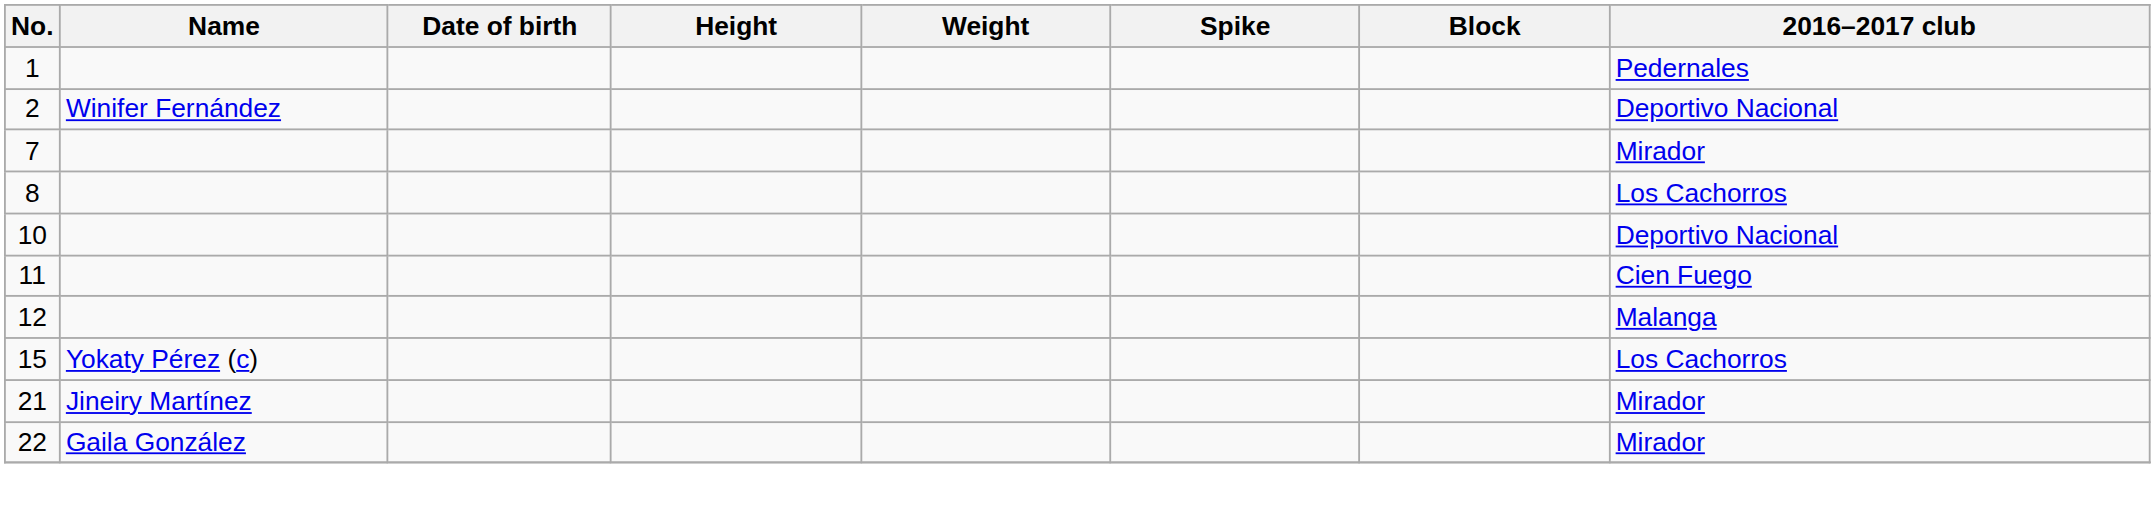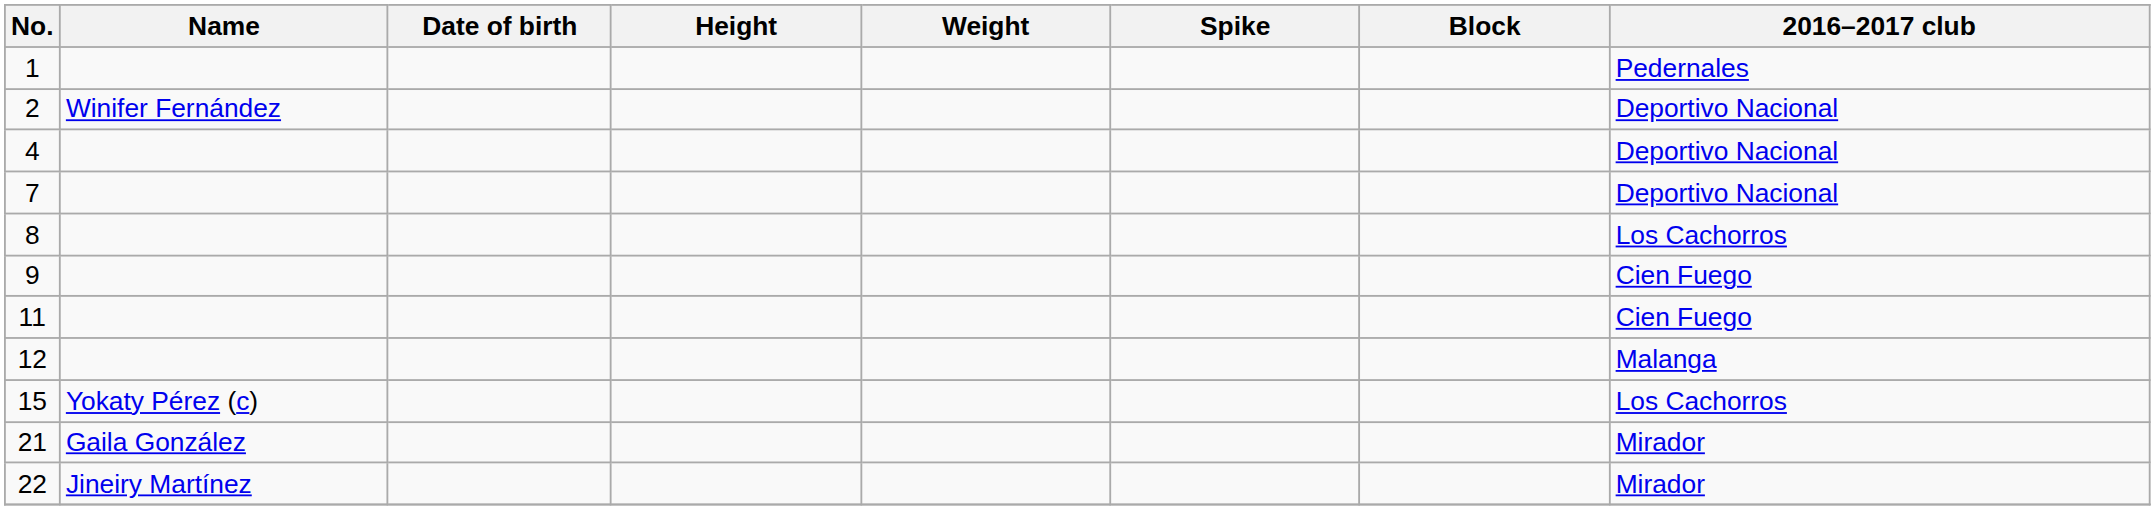+ row: (32, 151)
(1660, 151) Mirador -> (1727, 193) Deportivo Nacional
+ row: (32, 276)
- row: (32, 234)
(159, 401) Jineiry Martínez -> (156, 442) Gaila González
(156, 442) Gaila González -> (159, 484) Jineiry Martínez
